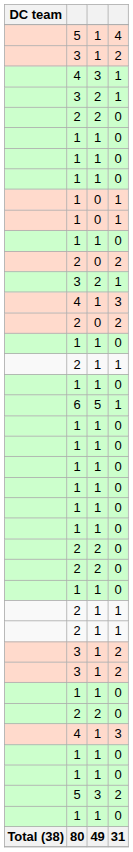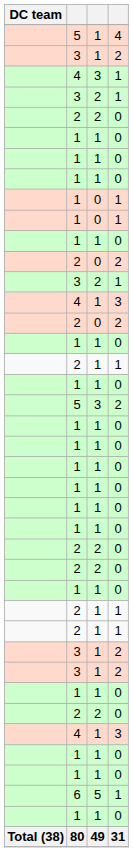rows swapped: (77, 795) <-> (77, 405)
